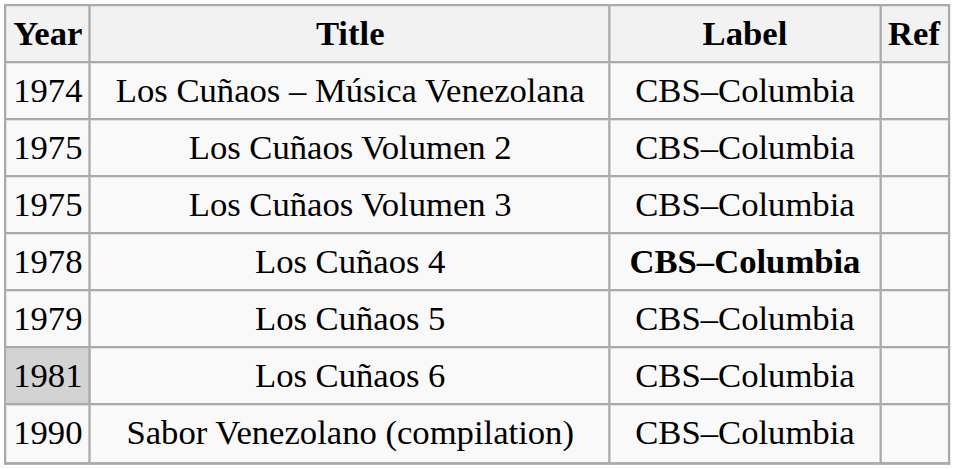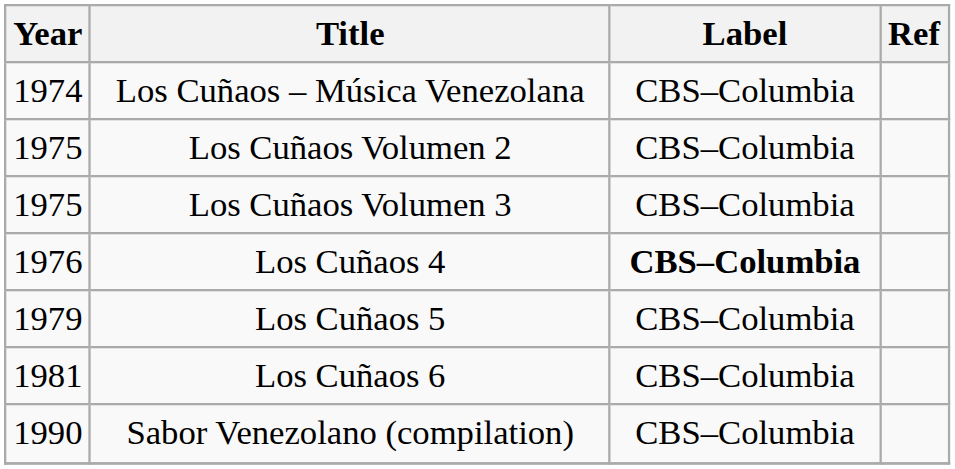(48, 261) 1978 -> (48, 261) 1976
(48, 376) lightgrey background -> (48, 376) no background
